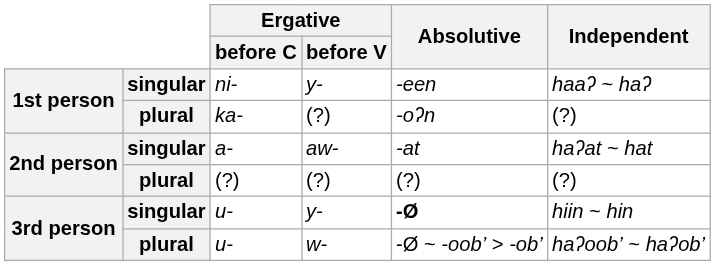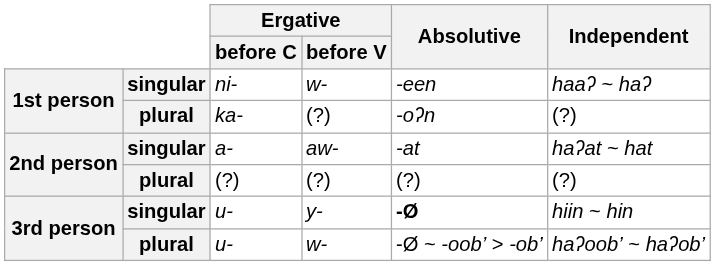(314, 84) y- -> (317, 84) w-
